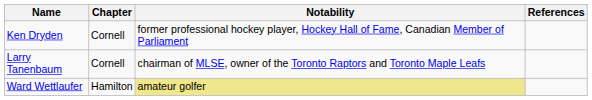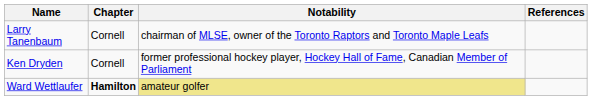rows swapped: (35, 35) <-> (34, 64)
(112, 86) normal -> (113, 86) bold
